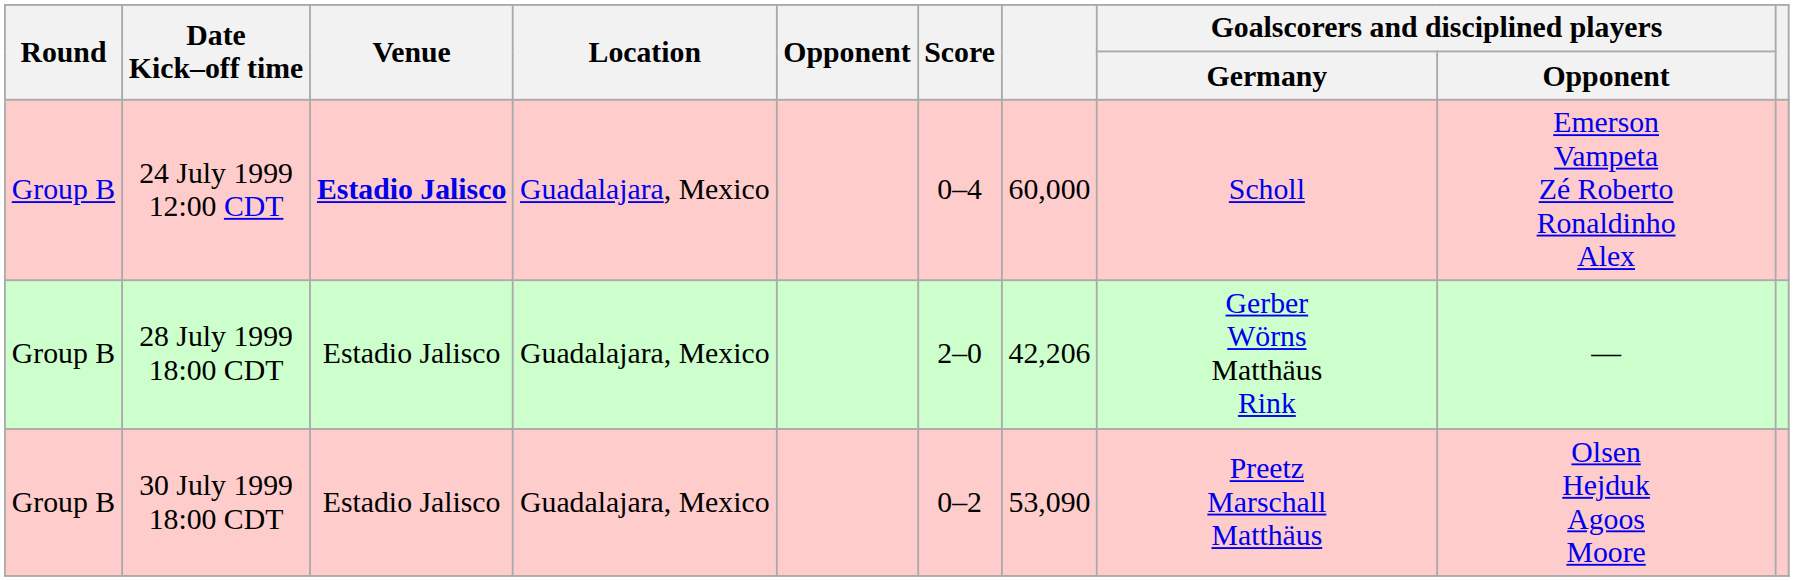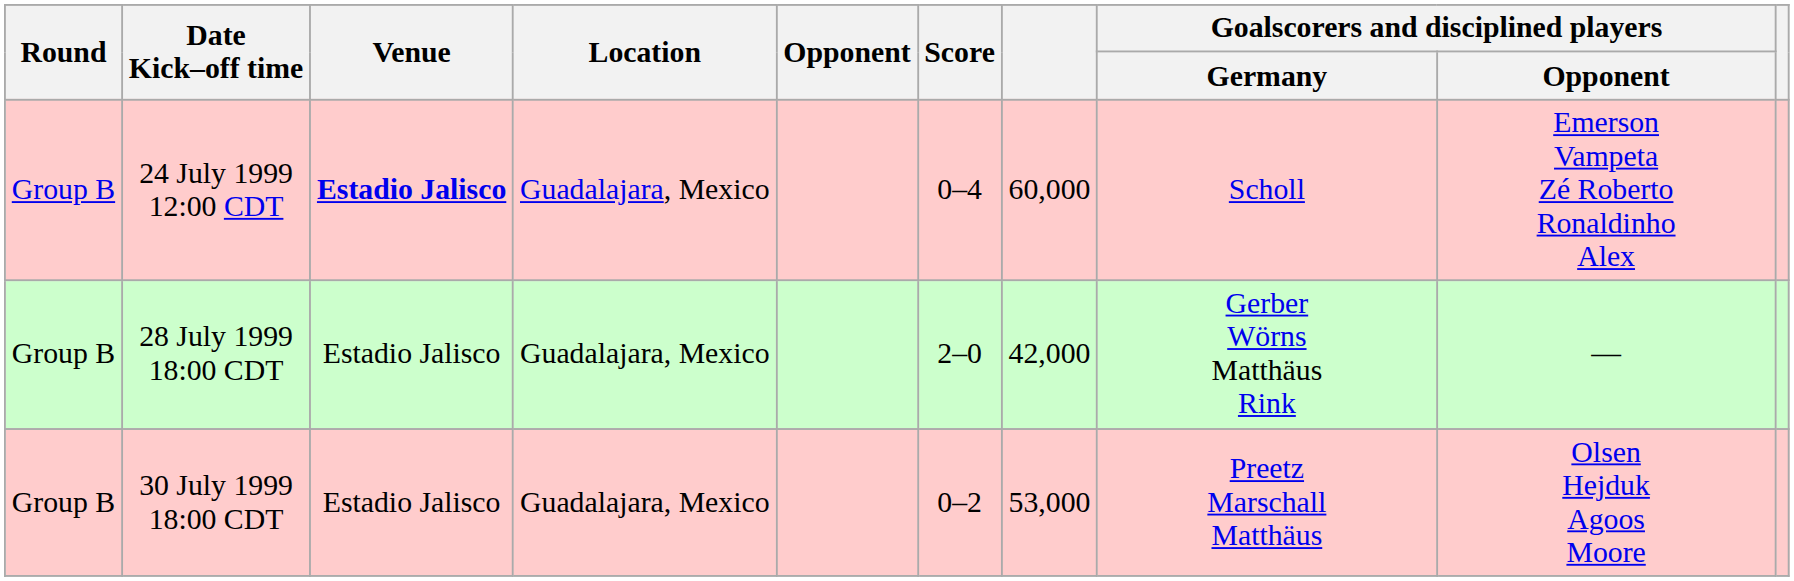(1049, 353) 42,206 -> (1049, 353) 42,000
(1049, 501) 53,090 -> (1049, 501) 53,000
